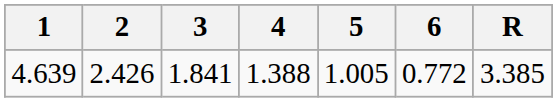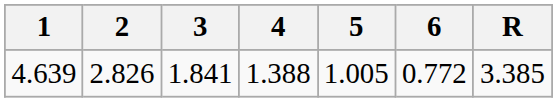(122, 73) 2.426 -> (122, 73) 2.826
